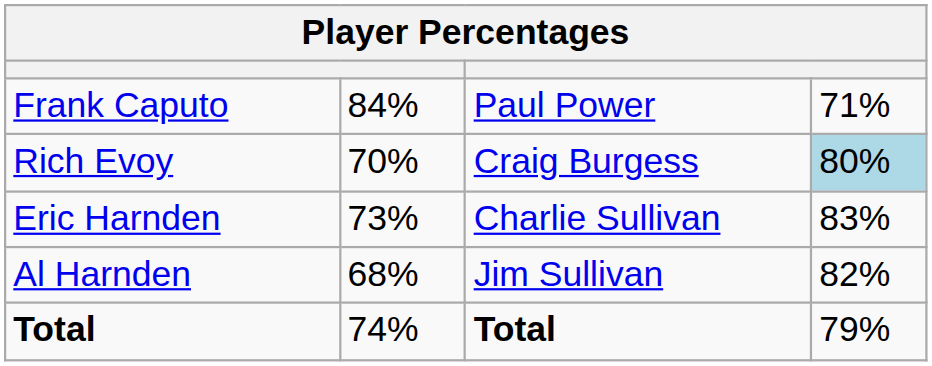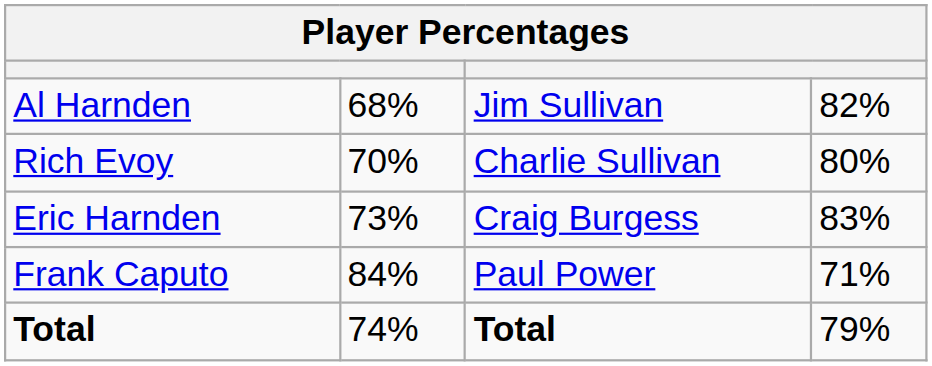rows swapped: (121, 105) <-> (102, 274)
(586, 161) Craig Burgess -> (597, 161) Charlie Sullivan
(855, 161) lightblue background -> (855, 161) no background
(597, 218) Charlie Sullivan -> (586, 218) Craig Burgess
